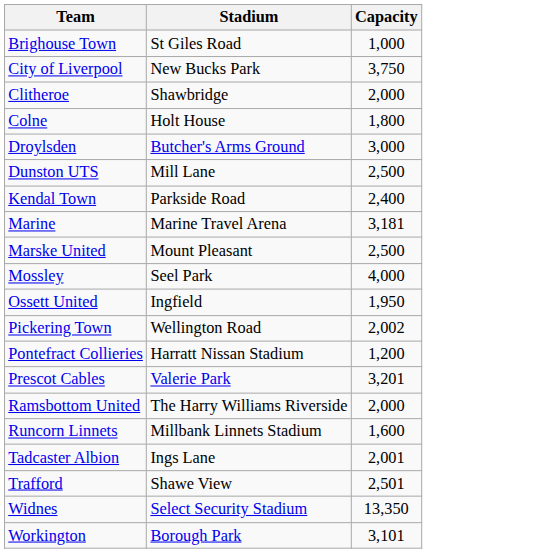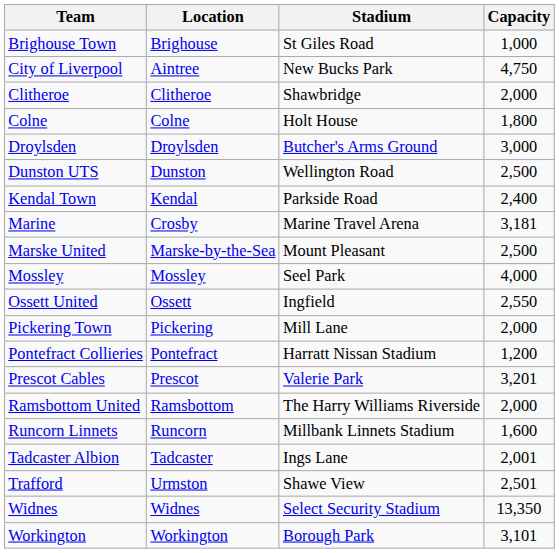+ column: (213, 17)
(386, 69) 3,750 -> (519, 69) 4,750
(183, 172) Mill Lane -> (338, 172) Wellington Road
(386, 302) 1,950 -> (519, 302) 2,550
(206, 328) Wellington Road -> (315, 328) Mill Lane
(386, 328) 2,002 -> (519, 328) 2,000
